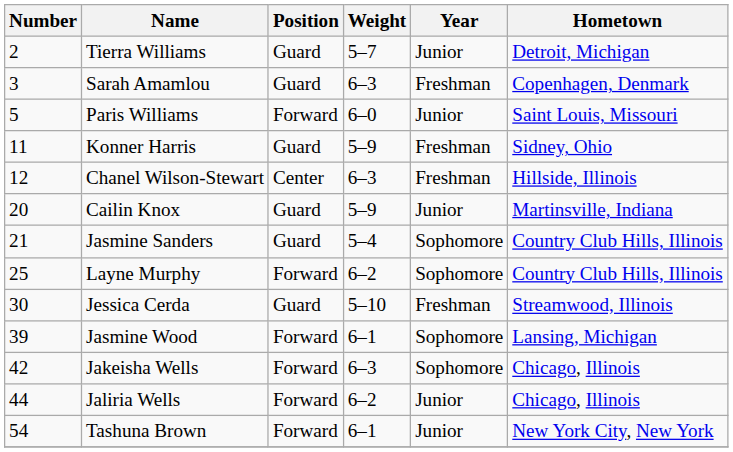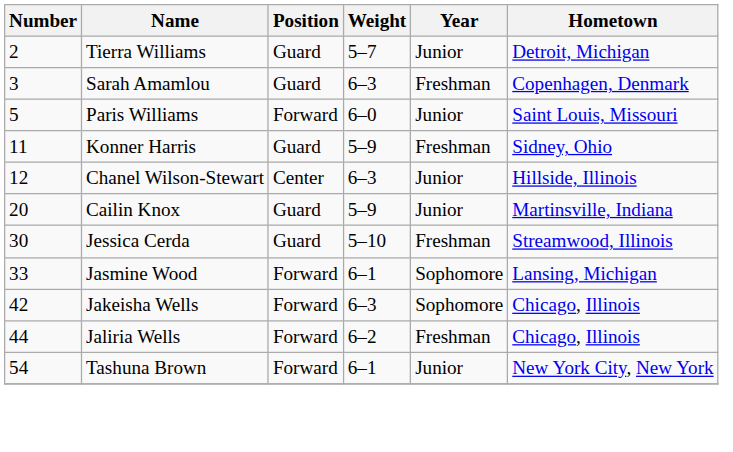(453, 178) Freshman -> (439, 178) Junior
- row: (150, 241)
- row: (143, 273)
(19, 336) 39 -> (19, 273) 33
(439, 399) Junior -> (453, 336) Freshman
